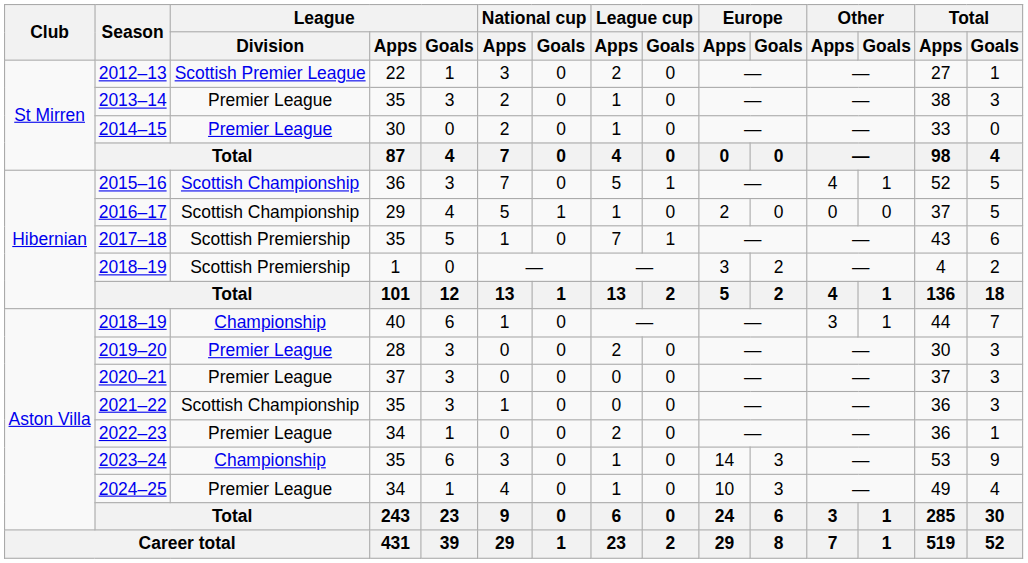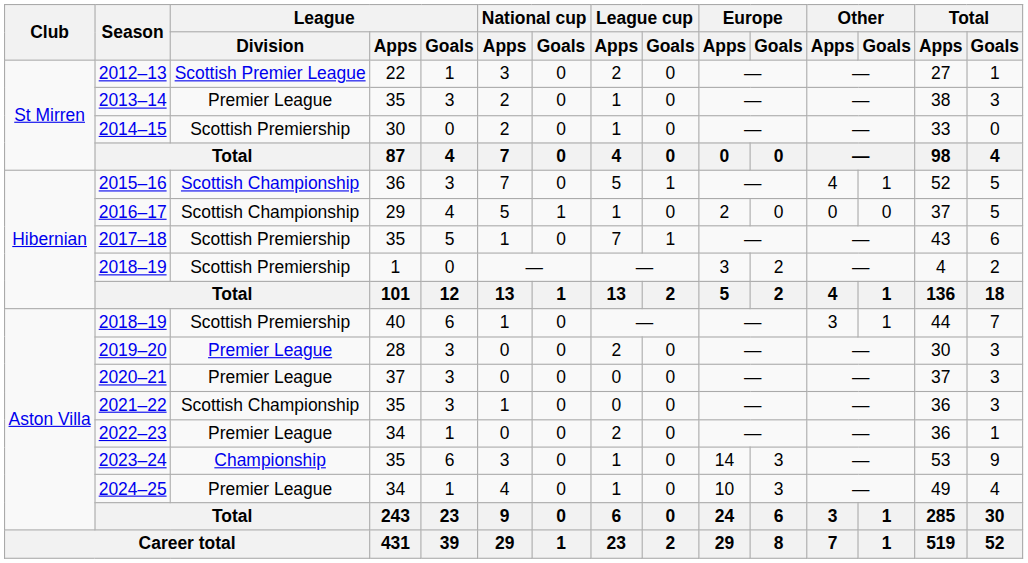(270, 128) Premier League -> (270, 128) Scottish Premiership
(270, 322) Championship -> (270, 322) Scottish Premiership
